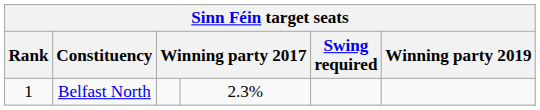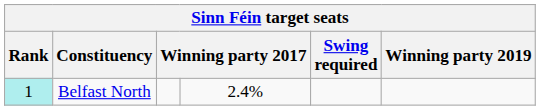(28, 91) no background -> (28, 91) paleturquoise background
(245, 91) 2.3% -> (245, 91) 2.4%
